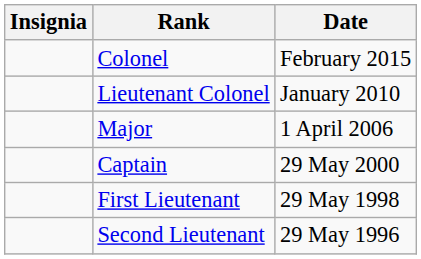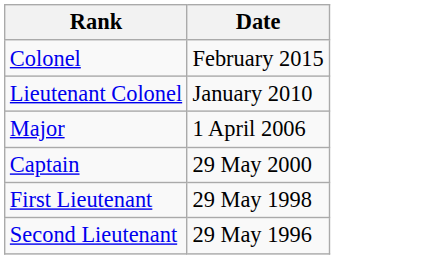- column: (48, 22)
